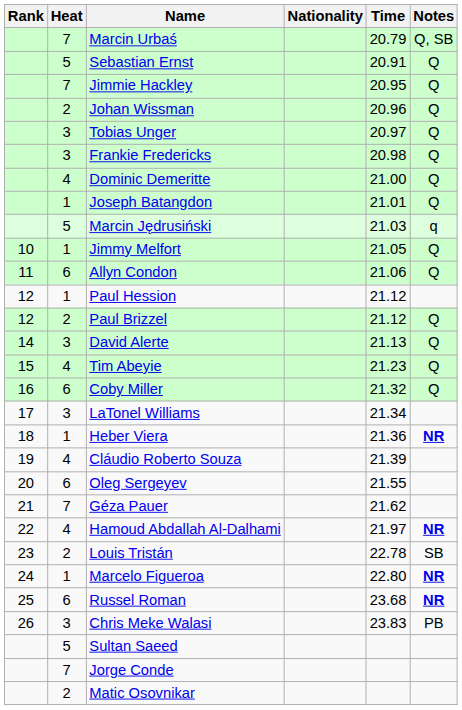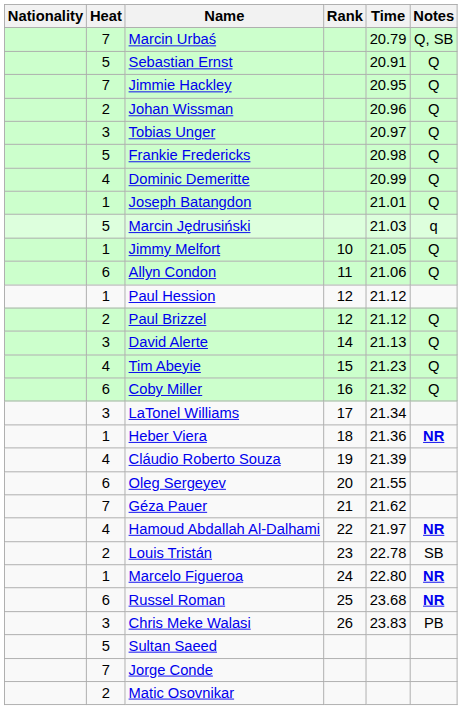columns swapped: (26, 16) <-> (325, 16)
(67, 156) 3 -> (106, 156) 5
(388, 179) 21.00 -> (388, 179) 20.99
